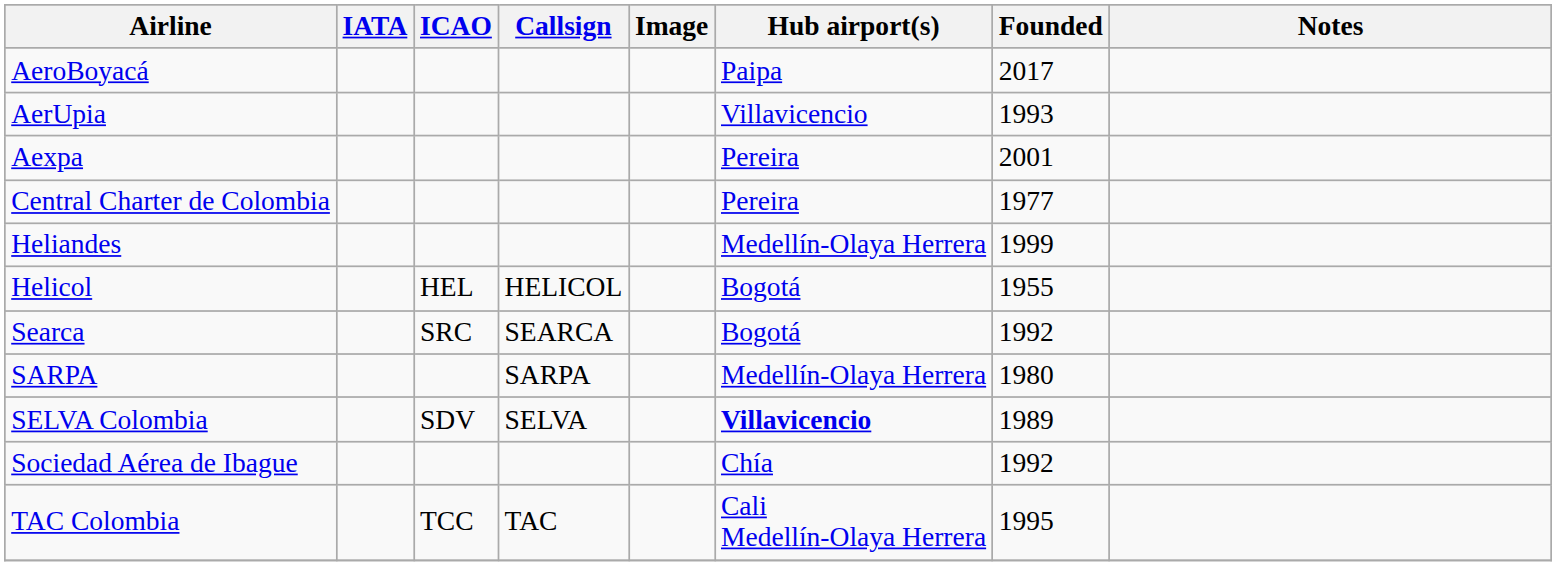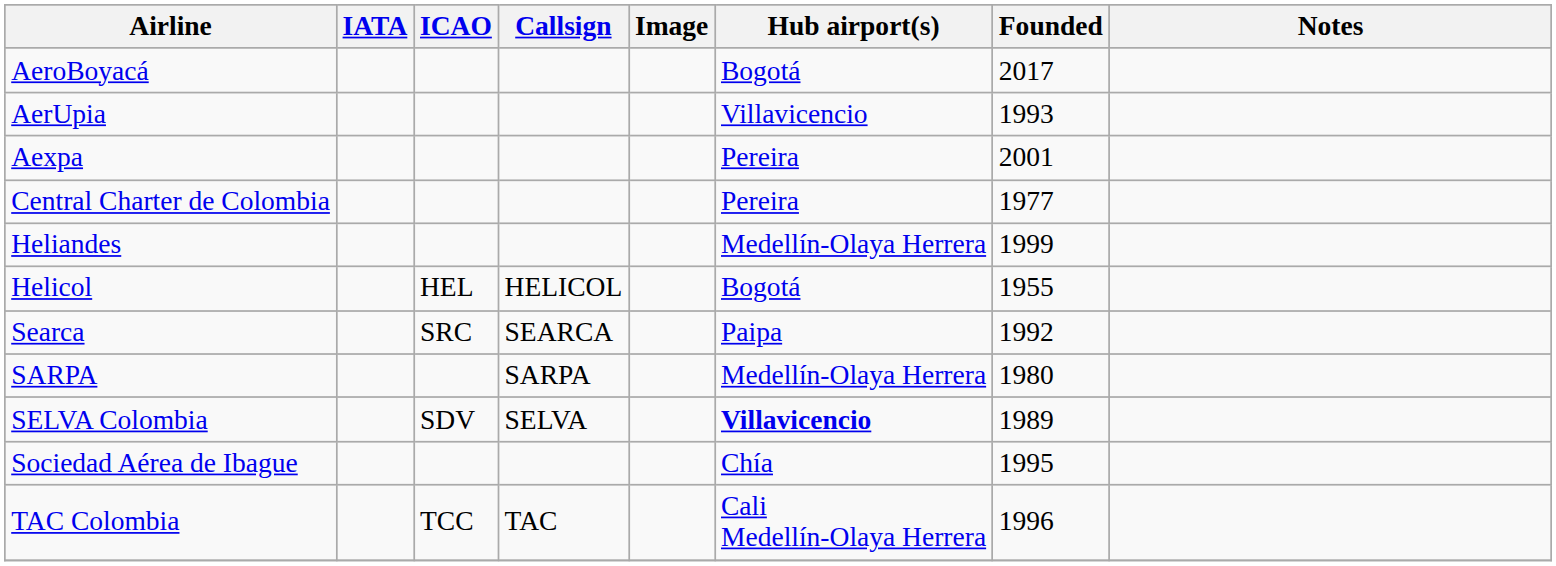(752, 69) Paipa -> (761, 69) Bogotá
(761, 331) Bogotá -> (752, 331) Paipa
(1026, 462) 1992 -> (1026, 462) 1995
(1026, 521) 1995 -> (1026, 521) 1996
